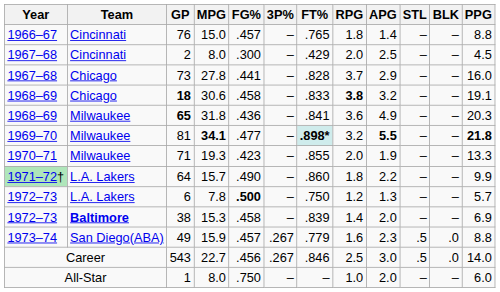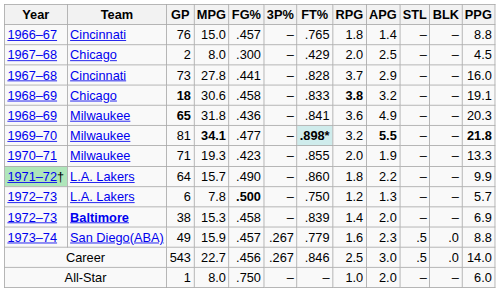(98, 55) Cincinnati -> (94, 55) Chicago
(94, 75) Chicago -> (98, 75) Cincinnati
